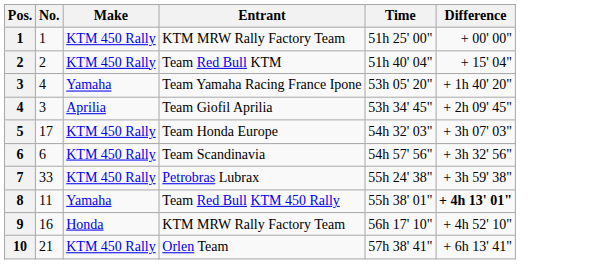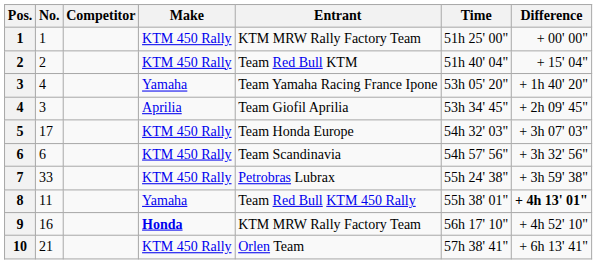+ column: (101, 15)
(85, 223) normal -> (162, 223) bold
